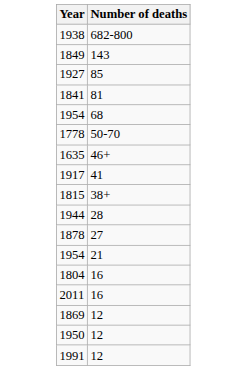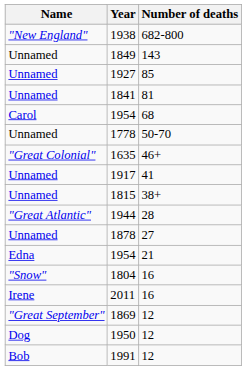+ column: (56, 14)
